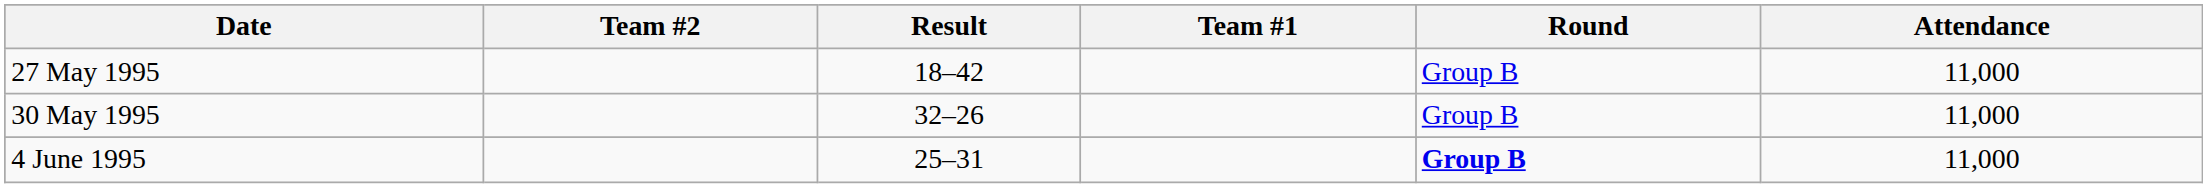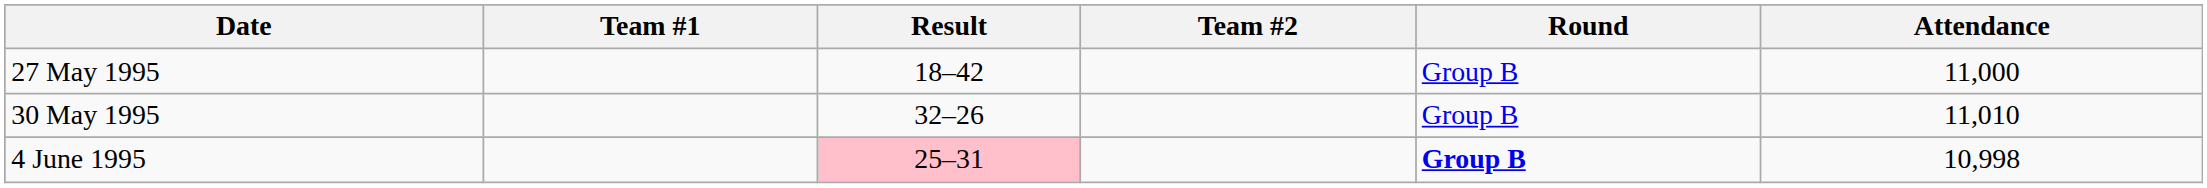columns swapped: (1248, 26) <-> (650, 26)
(1982, 114) 11,000 -> (1982, 114) 11,010
(949, 159) no background -> (949, 159) pink background
(1982, 159) 11,000 -> (1982, 159) 10,998
